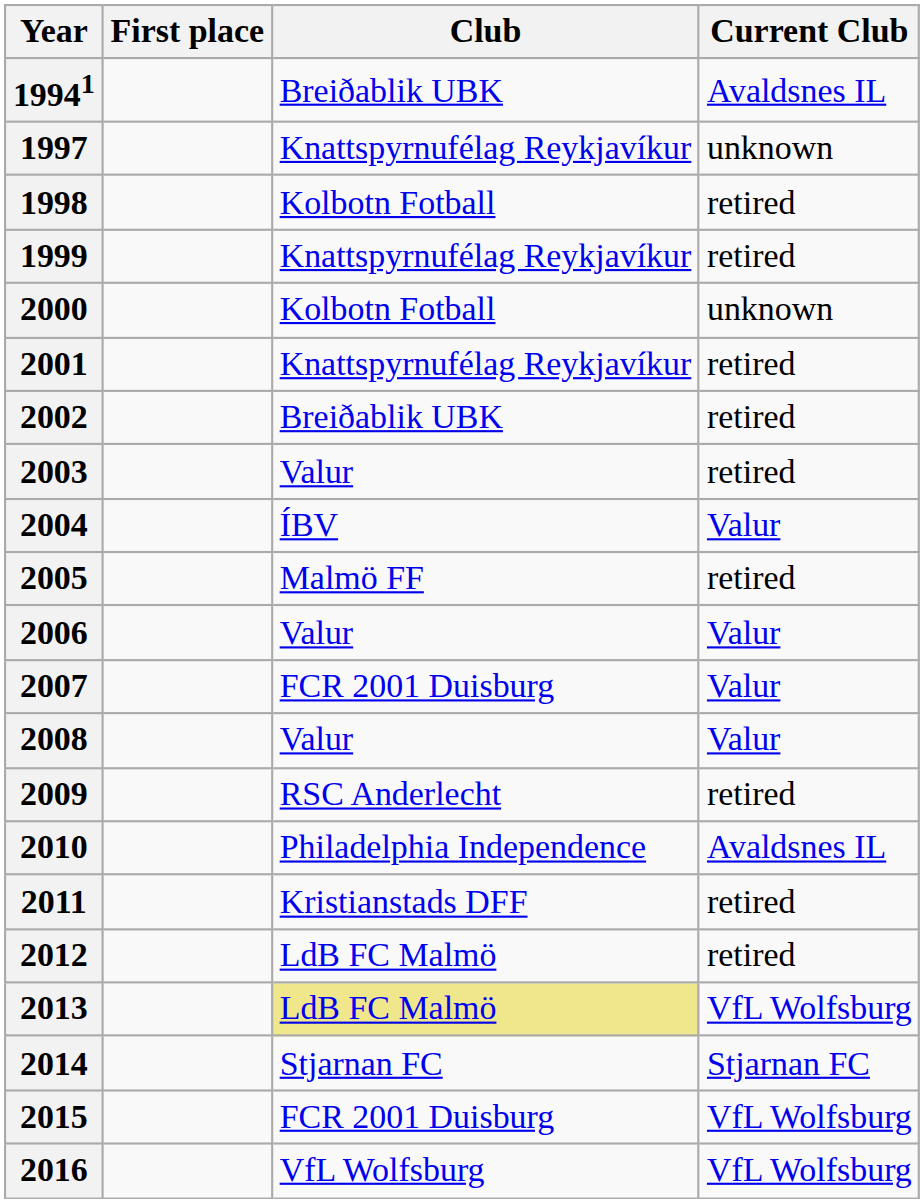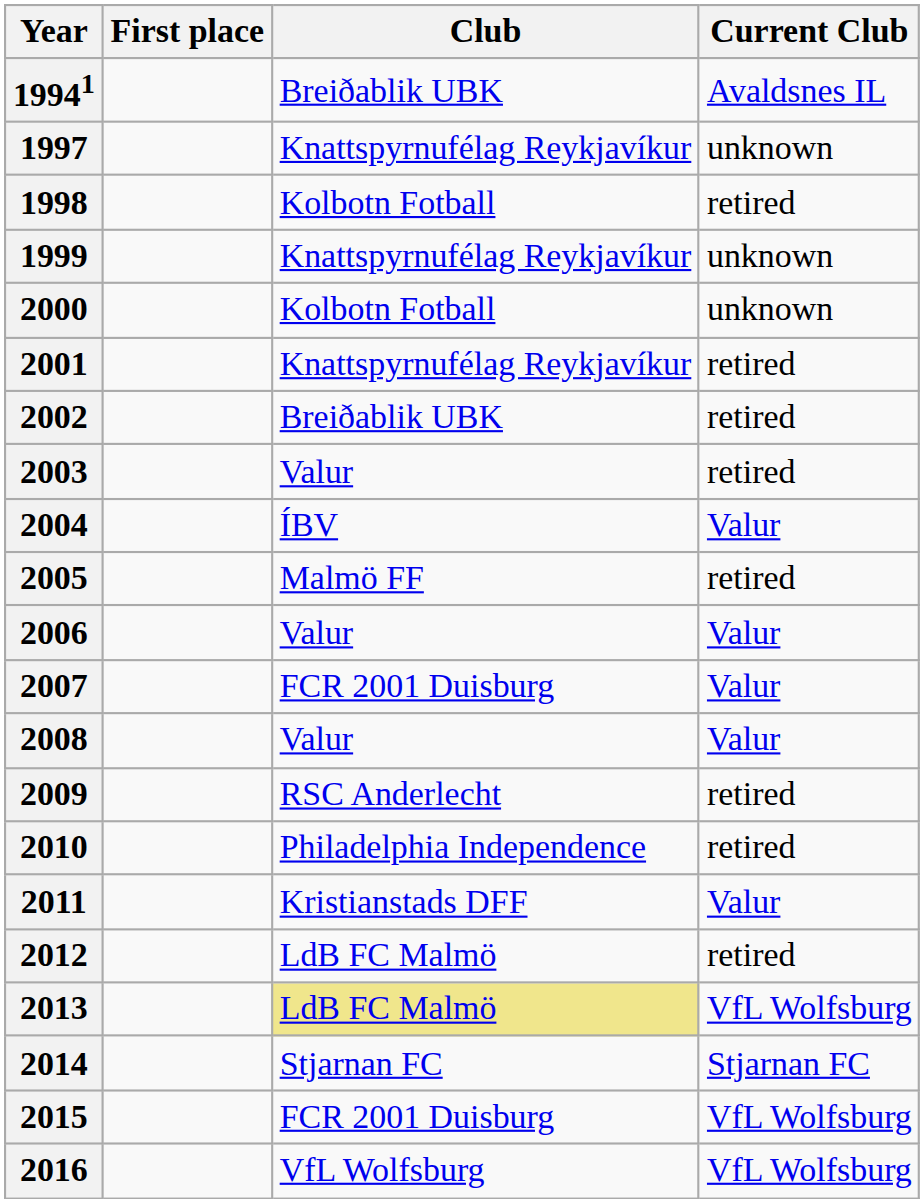(751, 255) retired -> (770, 255) unknown
(797, 847) Avaldsnes IL -> (751, 847) retired
(751, 901) retired -> (744, 901) Valur
